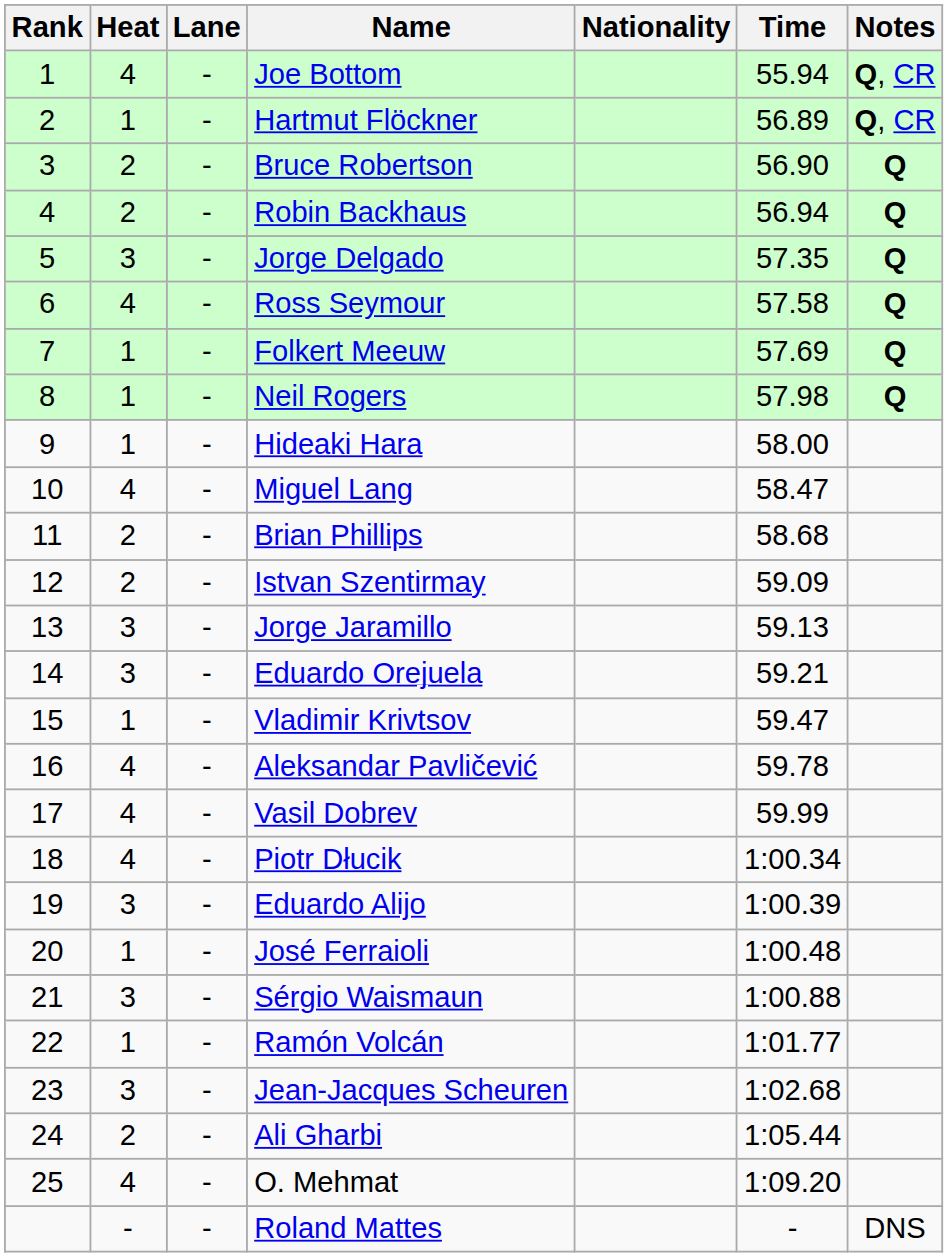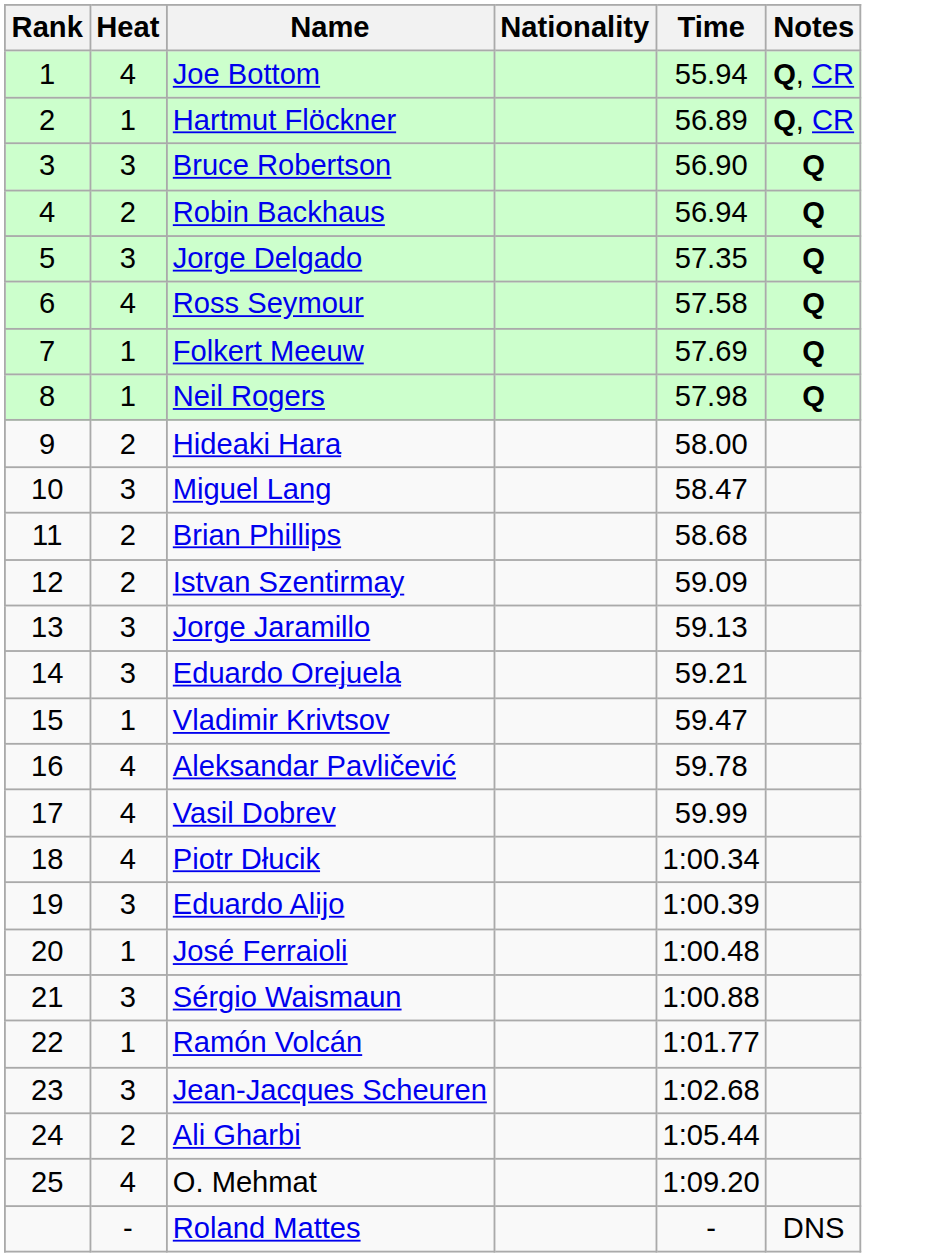- column: (207, 27)
(128, 166) 2 -> (128, 166) 3
(128, 443) 1 -> (128, 443) 2
(128, 489) 4 -> (128, 489) 3
